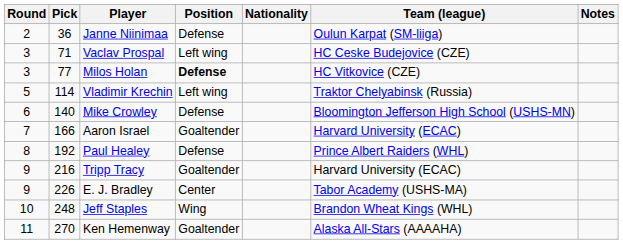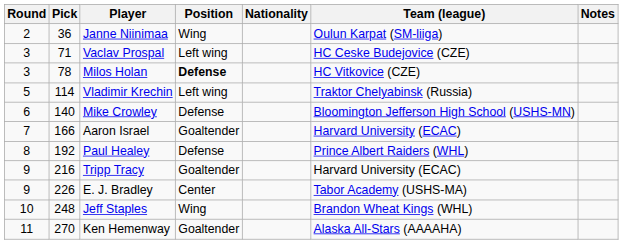(201, 33) Defense -> (192, 33) Wing
(65, 72) 77 -> (65, 72) 78
